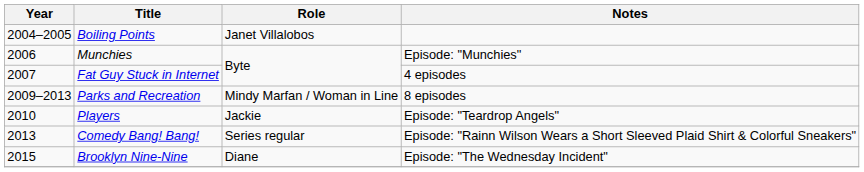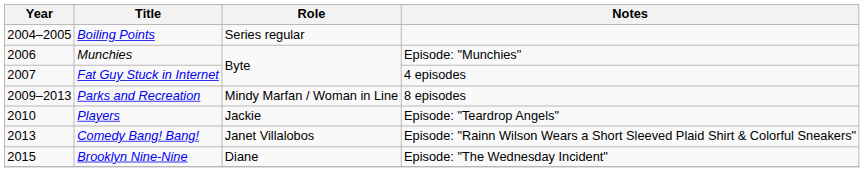(270, 34) Janet Villalobos -> (265, 34) Series regular
(265, 136) Series regular -> (270, 136) Janet Villalobos
